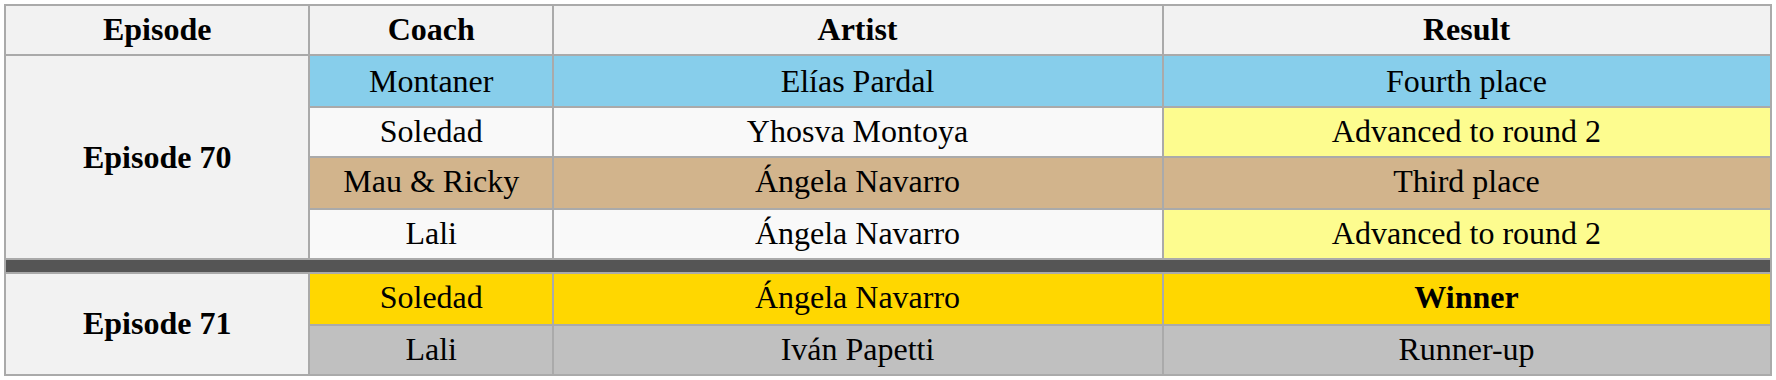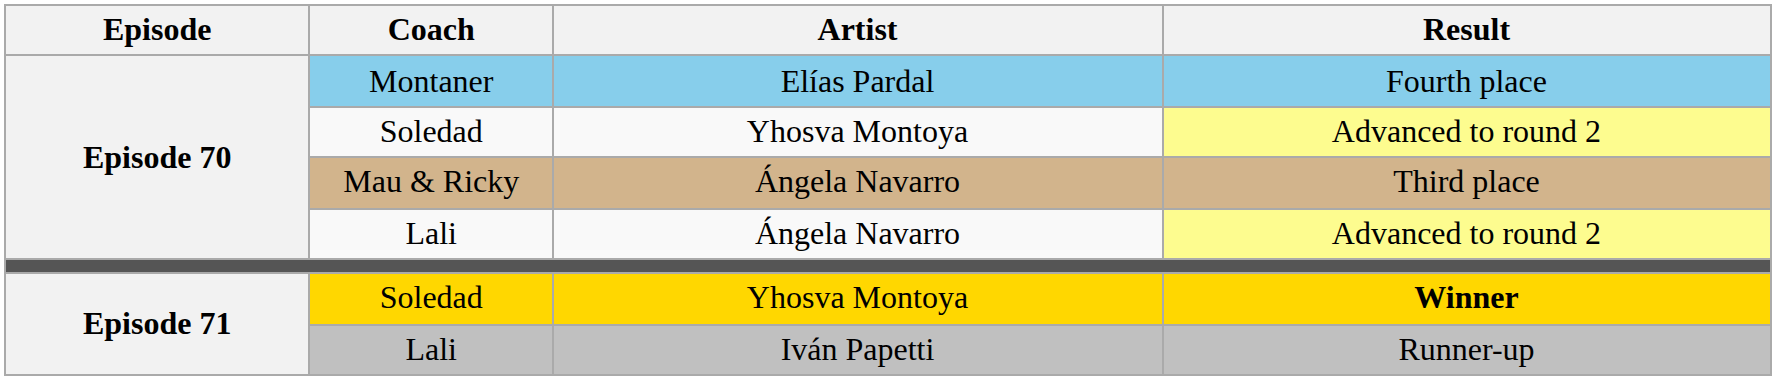(858, 298) Ángela Navarro -> (858, 298) Yhosva Montoya
